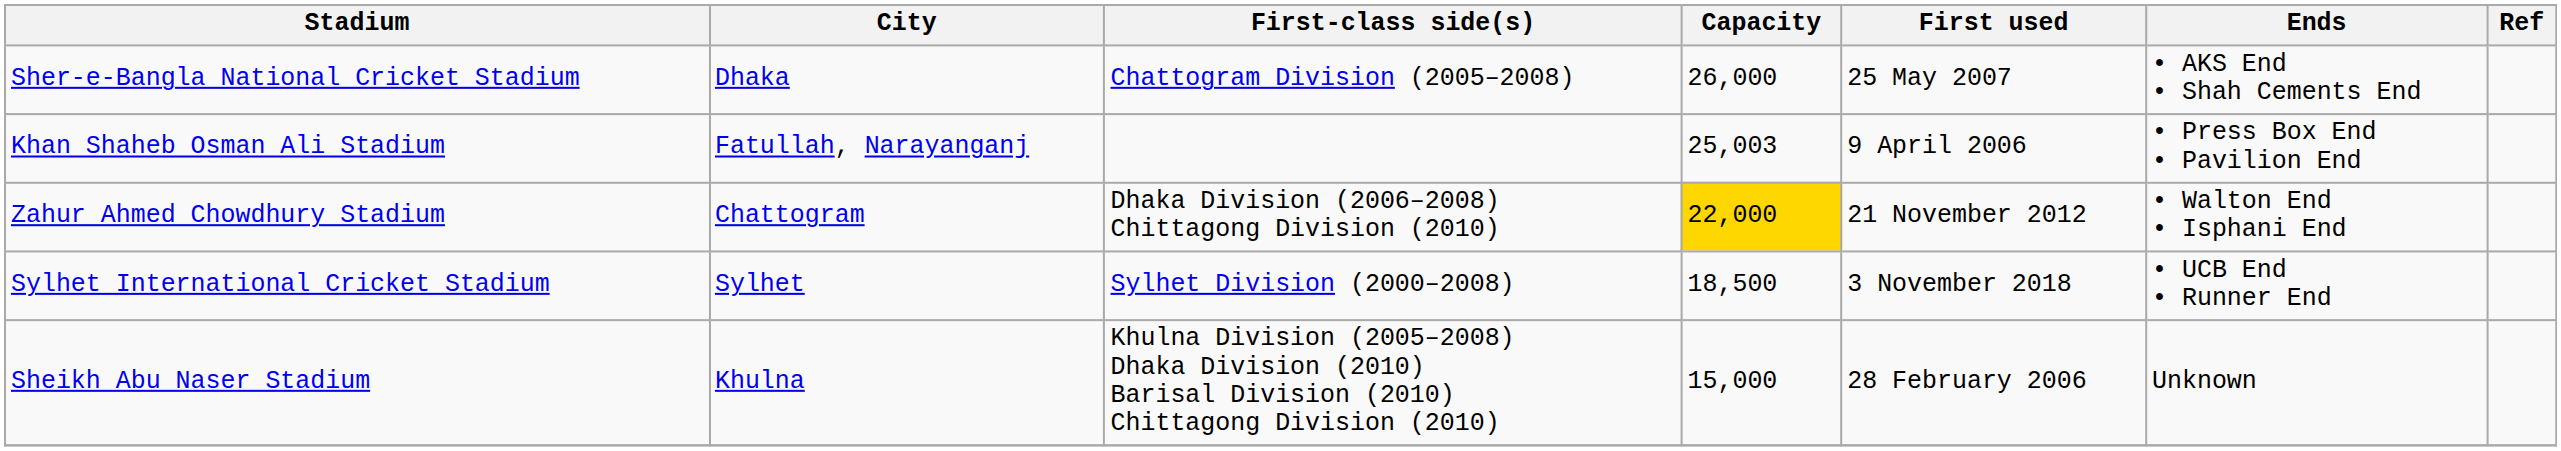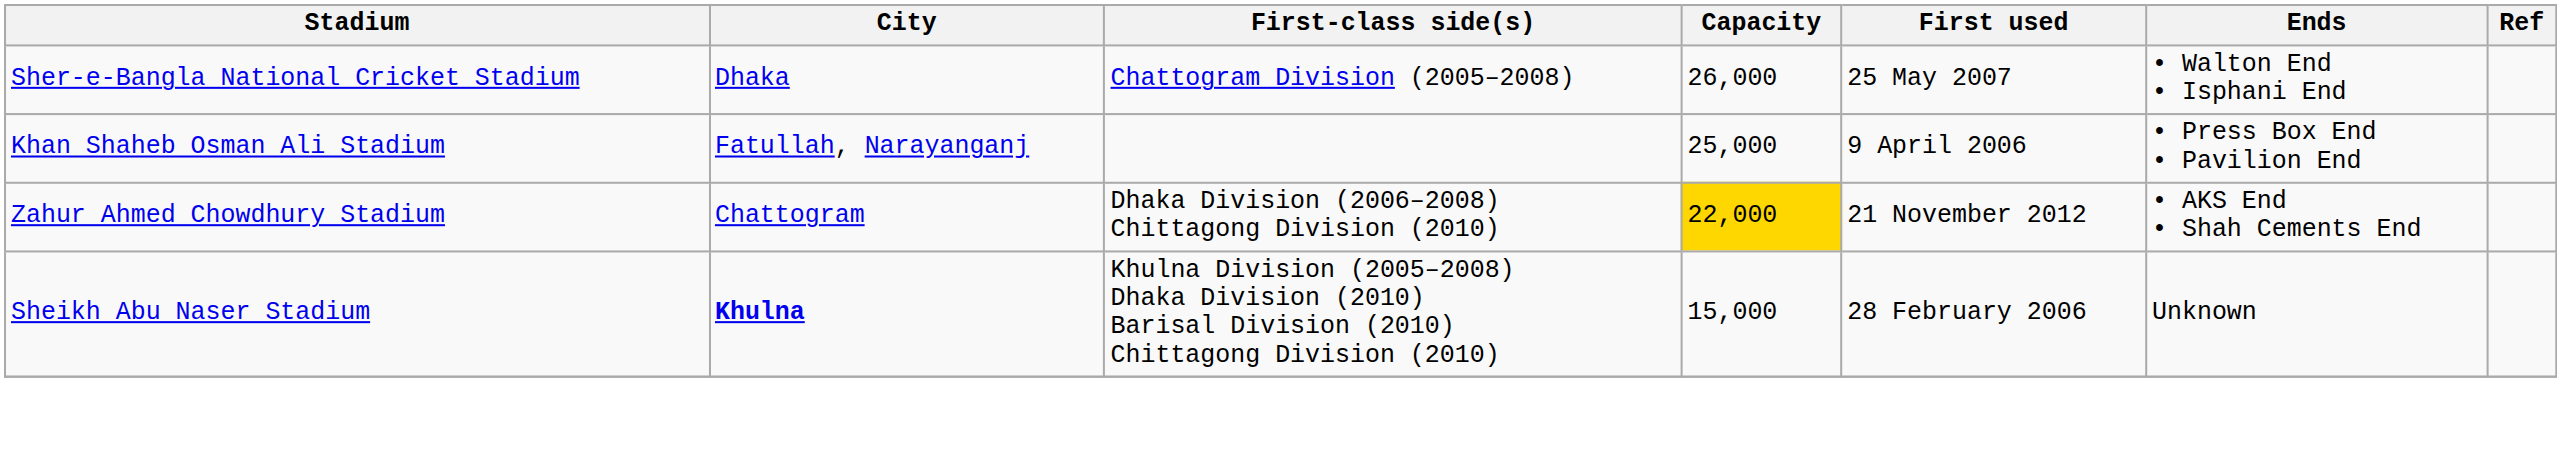(2287, 80) • AKS End • Shah Cements End -> (2249, 80) • Walton End • Isphani End
(1732, 148) 25,003 -> (1732, 148) 25,000
(2249, 217) • Walton End • Isphani End -> (2287, 217) • AKS End • Shah Cements End
- row: (280, 286)
(760, 382) normal -> (760, 314) bold
